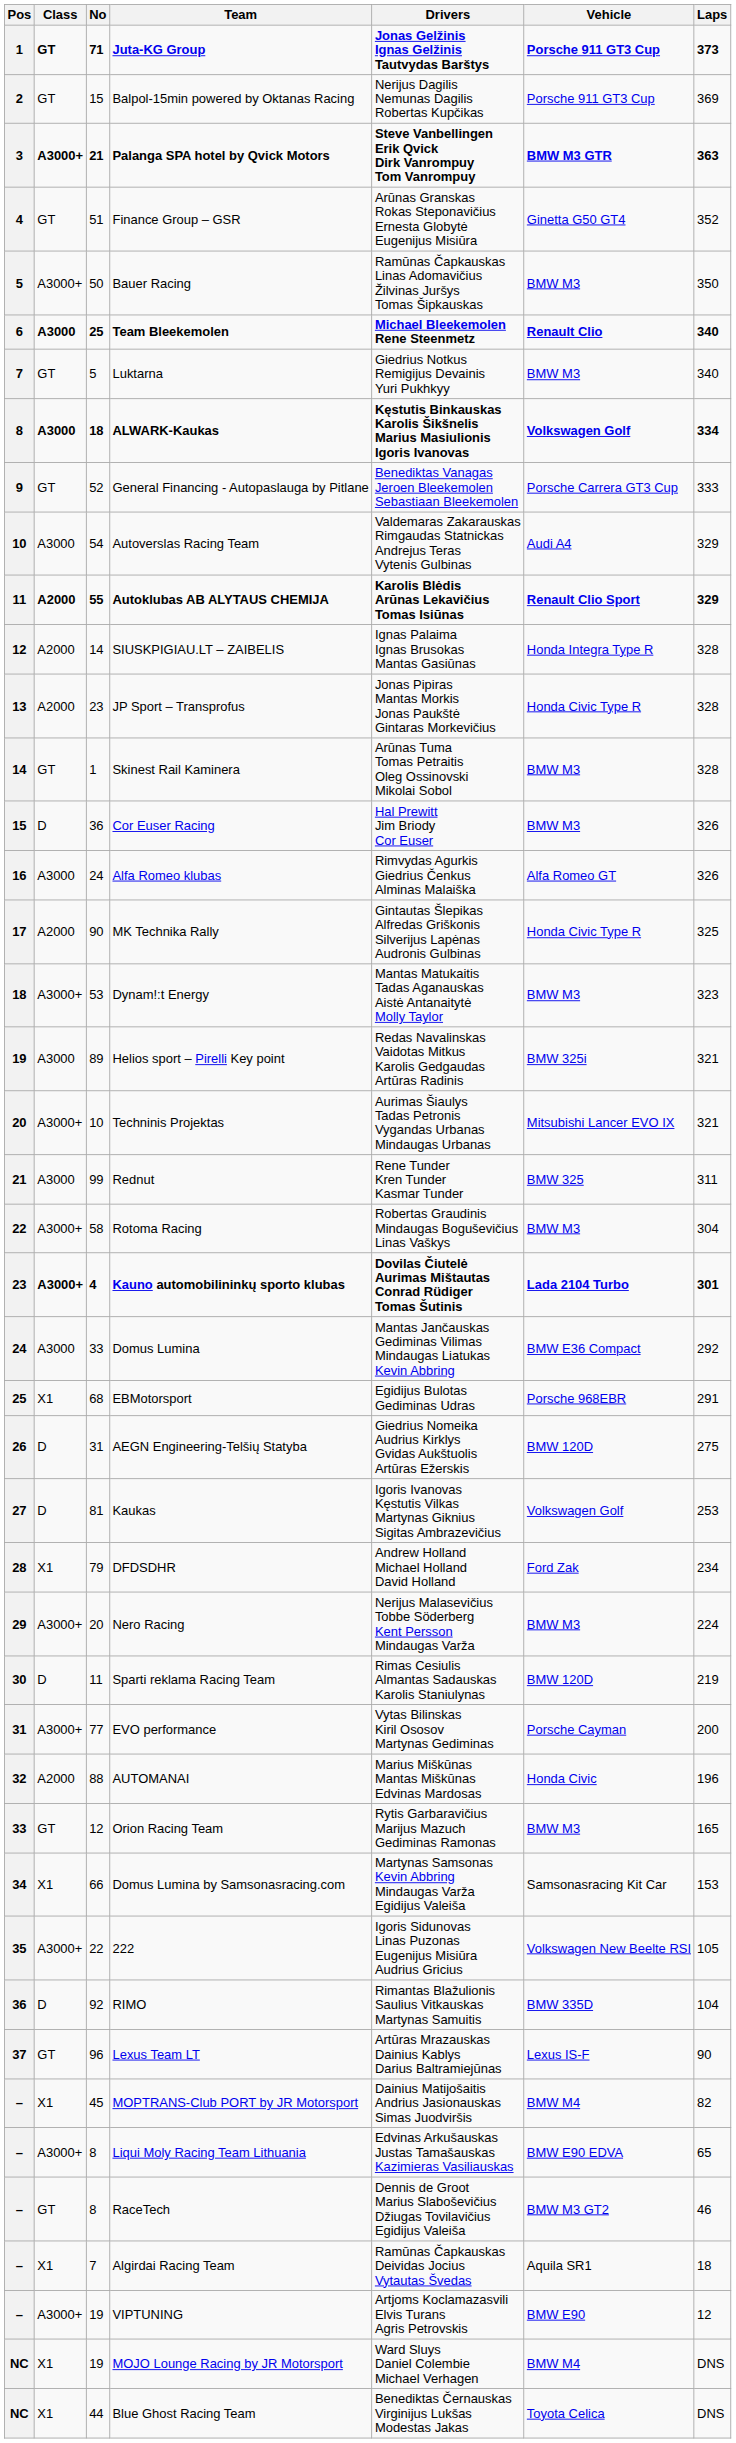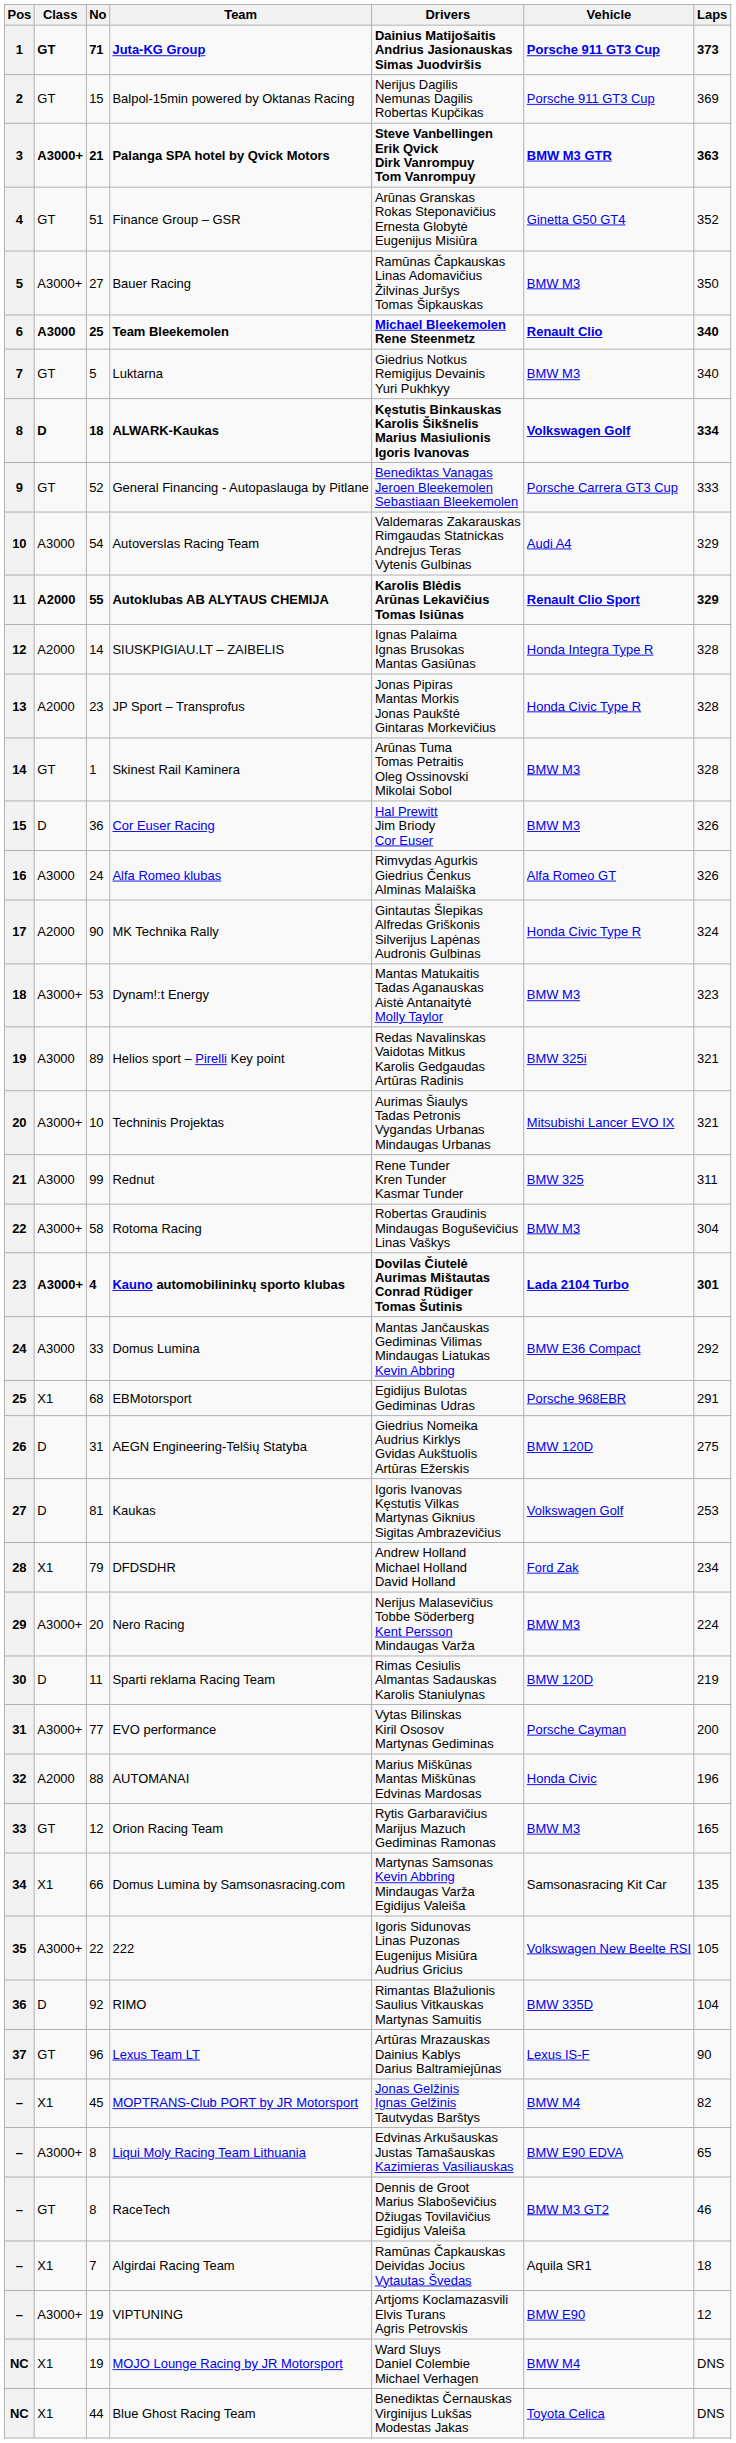(432, 50) Jonas Gelžinis Ignas Gelžinis Tautvydas Barštys -> (444, 50) Dainius Matijošaitis Andrius Jasionauskas Simas Juodviršis
(96, 283) 50 -> (96, 283) 27
(56, 431) A3000 -> (42, 431) D
(708, 932) 325 -> (708, 932) 324
(708, 1885) 153 -> (708, 1885) 135
(438, 2104) Dainius Matijošaitis Andrius Jasionauskas Simas Juodviršis -> (427, 2104) Jonas Gelžinis Ignas Gelžinis Tautvydas Barštys
